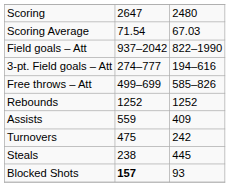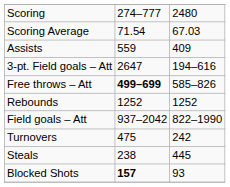(130, 13) 2647 -> (139, 13) 274–777
rows swapped: (47, 48) <-> (25, 119)
(139, 66) 274–777 -> (130, 66) 2647
(139, 84) normal -> (139, 84) bold
